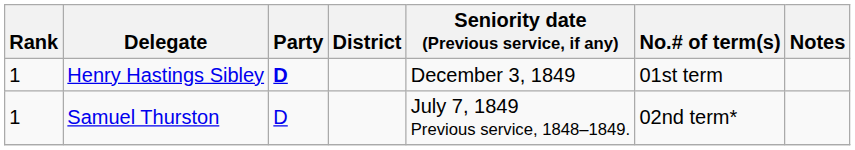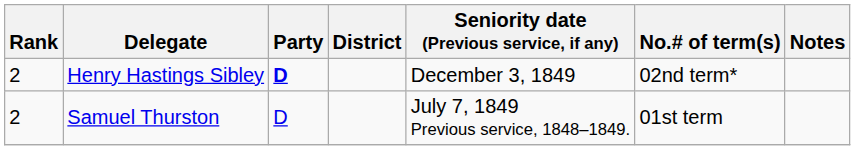(15, 74) 1 -> (15, 74) 2
(681, 74) 01st term -> (688, 74) 02nd term*
(15, 117) 1 -> (15, 117) 2
(688, 117) 02nd term* -> (681, 117) 01st term
